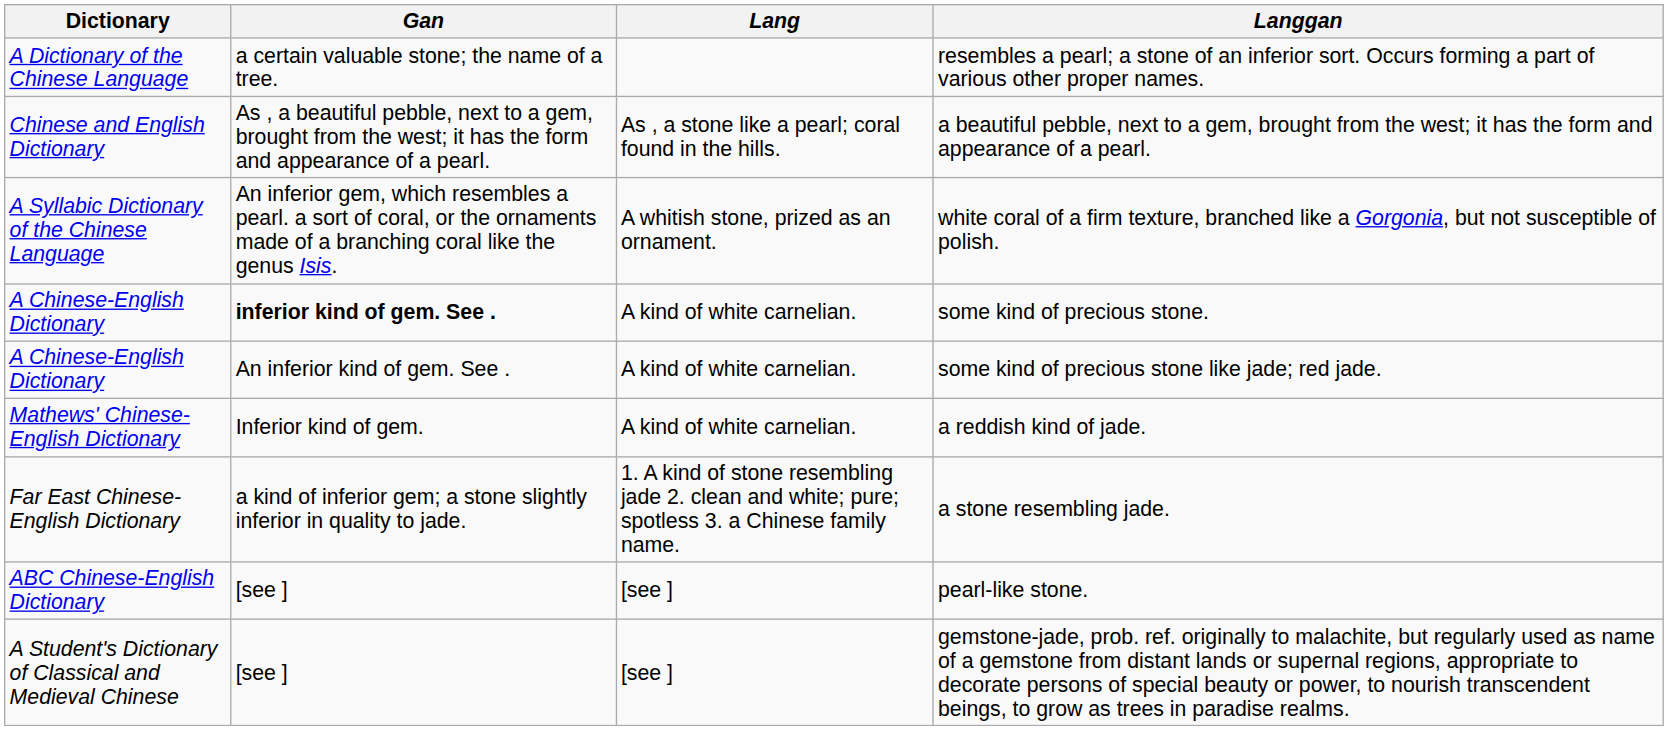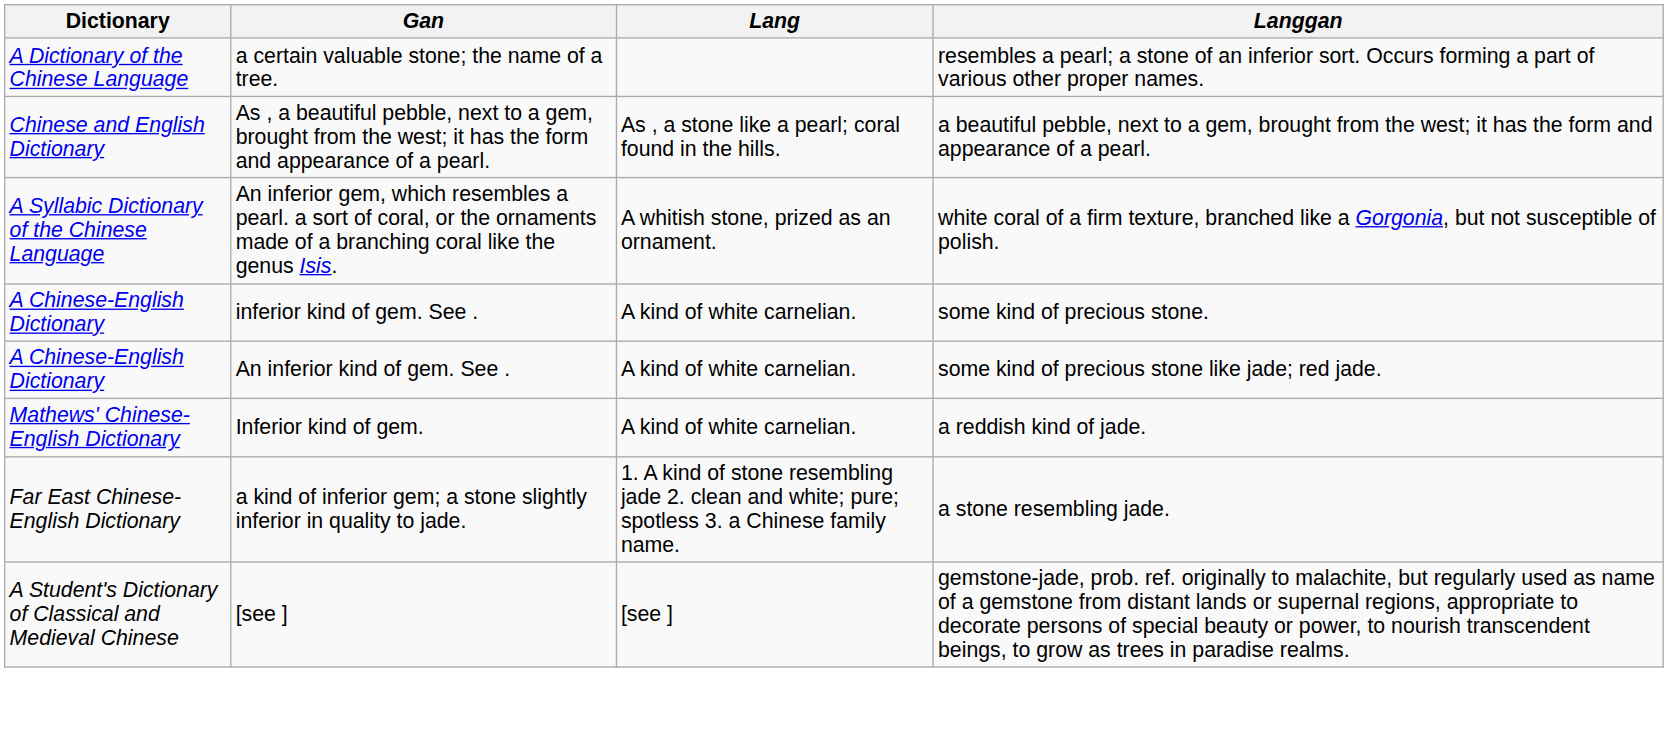(366, 311) bold -> (357, 311) normal
- row: (1013, 590)
